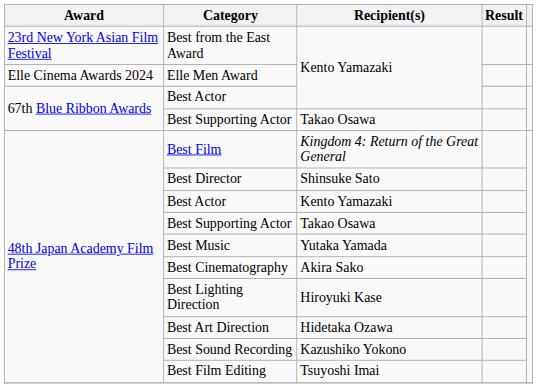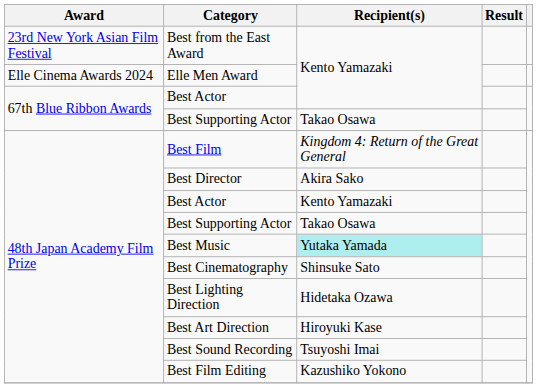(340, 179) Shinsuke Sato -> (332, 179) Akira Sako
(344, 245) no background -> (344, 245) paleturquoise background
(332, 267) Akira Sako -> (340, 267) Shinsuke Sato
(341, 297) Hiroyuki Kase -> (347, 297) Hidetaka Ozawa
(347, 327) Hidetaka Ozawa -> (341, 327) Hiroyuki Kase
(353, 349) Kazushiko Yokono -> (340, 349) Tsuyoshi Imai
(340, 371) Tsuyoshi Imai -> (353, 371) Kazushiko Yokono
